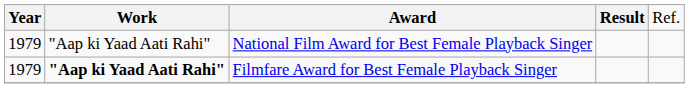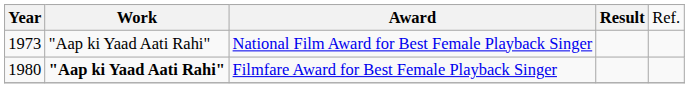(25, 43) 1979 -> (25, 43) 1973
(25, 69) 1979 -> (25, 69) 1980
